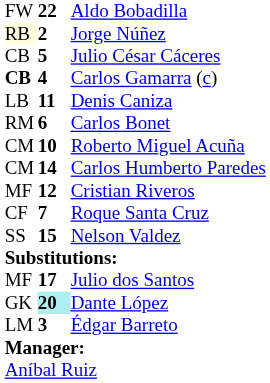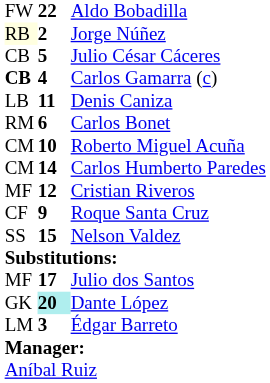(42, 213) 7 -> (42, 213) 9
